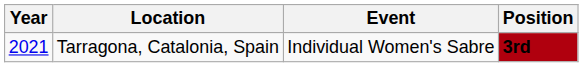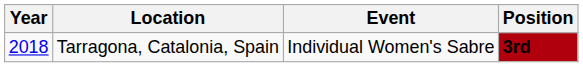(29, 47) 2021 -> (29, 47) 2018
